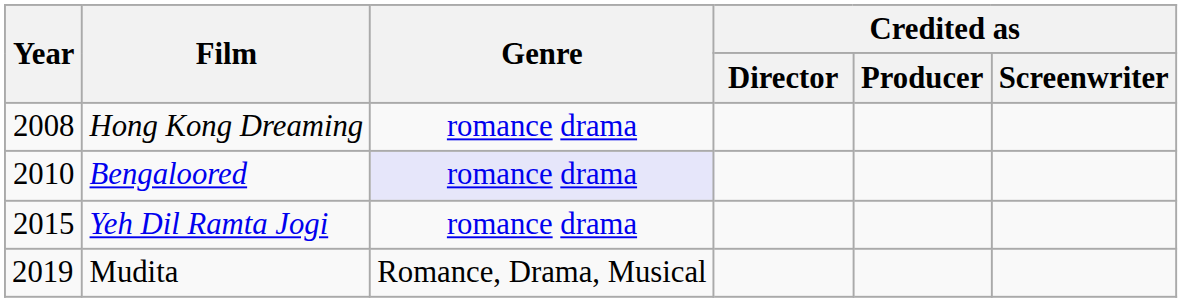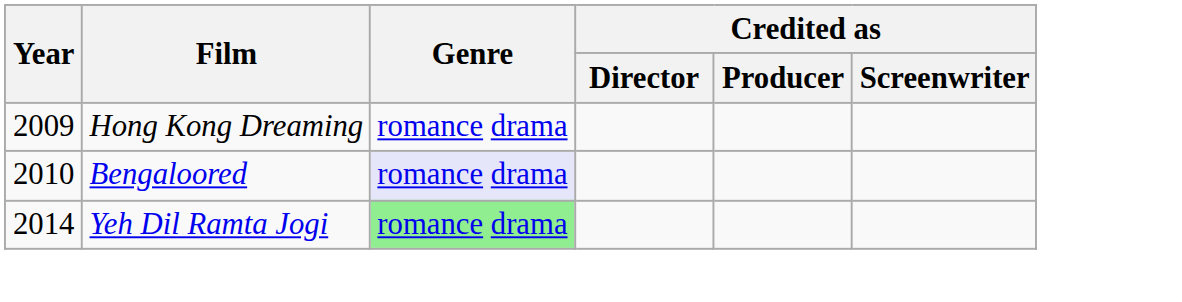(44, 126) 2008 -> (44, 126) 2009
(44, 223) 2015 -> (44, 223) 2014
(542, 223) no background -> (472, 223) lightgreen background
- row: (134, 272)
